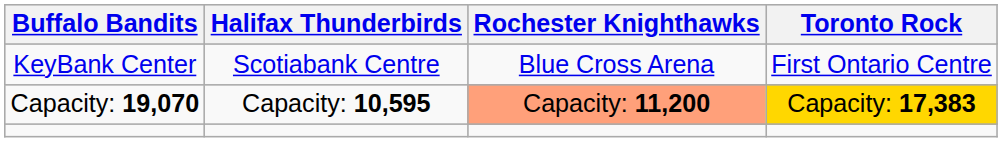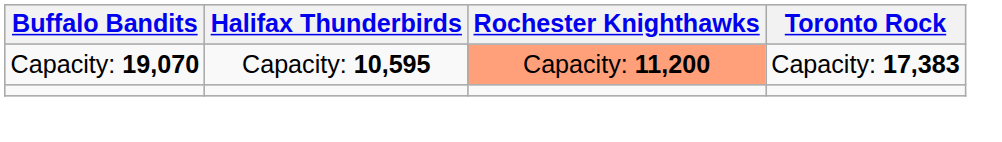- row: (105, 64)
(882, 104) gold background -> (866, 64) no background
